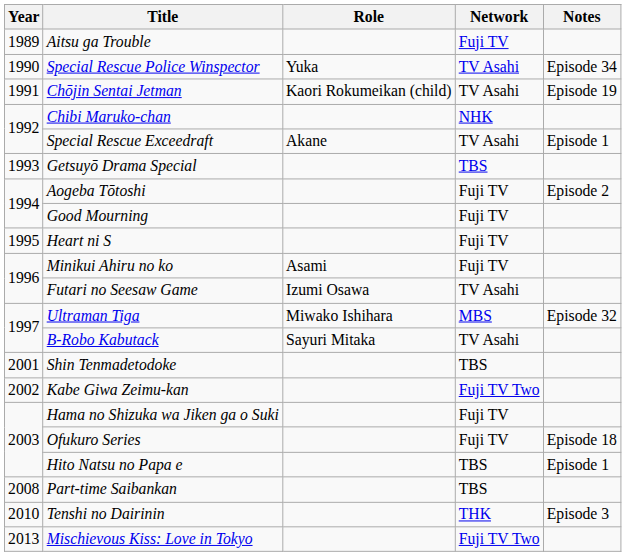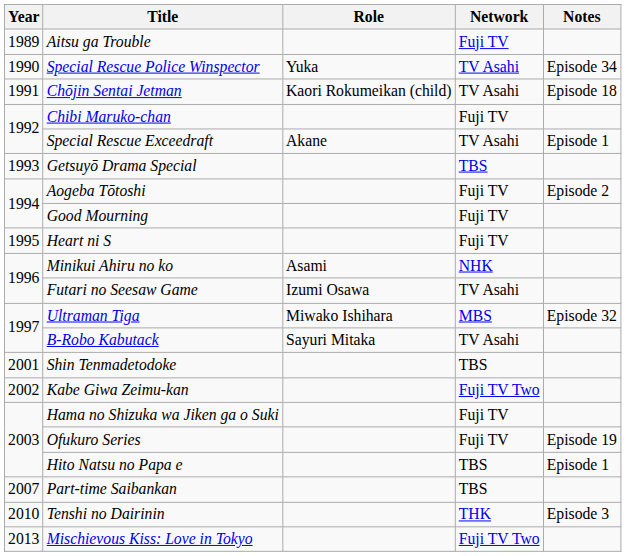(582, 91) Episode 19 -> (582, 91) Episode 18
(476, 116) NHK -> (484, 116) Fuji TV
(484, 265) Fuji TV -> (476, 265) NHK
(582, 439) Episode 18 -> (582, 439) Episode 19
(24, 489) 2008 -> (24, 489) 2007
